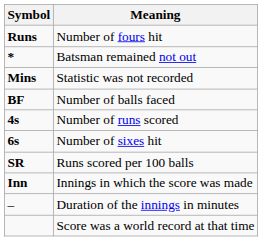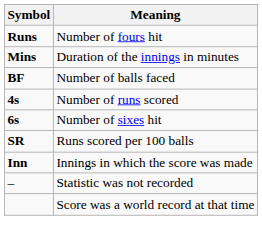- row: (11, 57)
(125, 78) Statistic was not recorded -> (148, 57) Duration of the innings in minutes
(148, 204) Duration of the innings in minutes -> (125, 183) Statistic was not recorded
